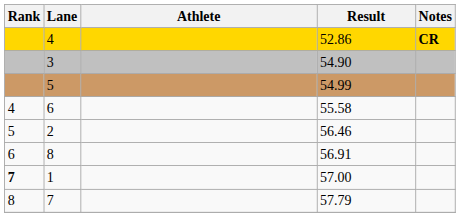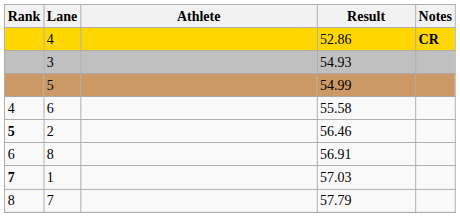(336, 62) 54.90 -> (336, 62) 54.93
(11, 131) normal -> (11, 131) bold
(336, 177) 57.00 -> (336, 177) 57.03
